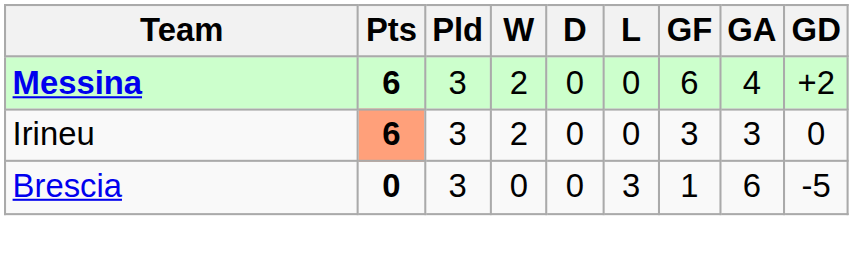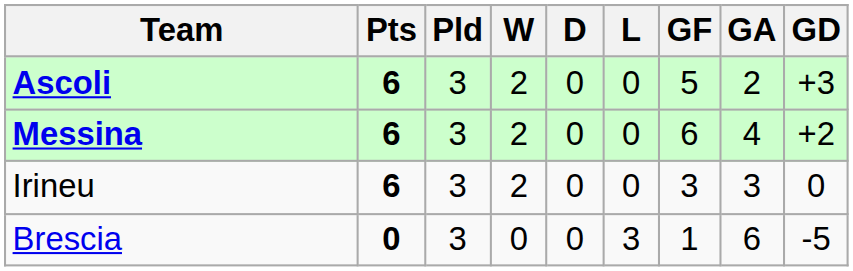+ row: (62, 82)
(391, 134) lightsalmon background -> (391, 186) no background
